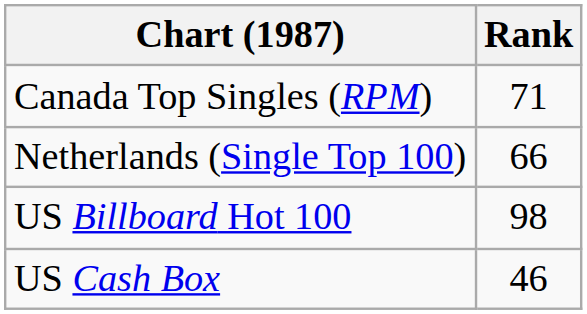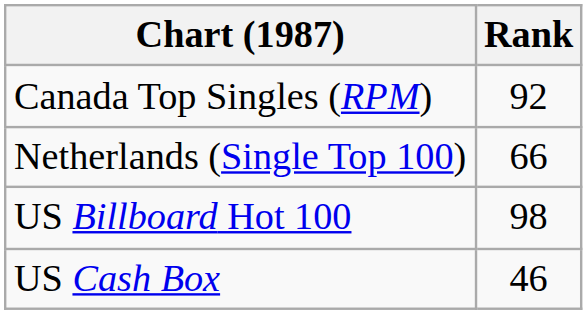(529, 95) 71 -> (529, 95) 92
